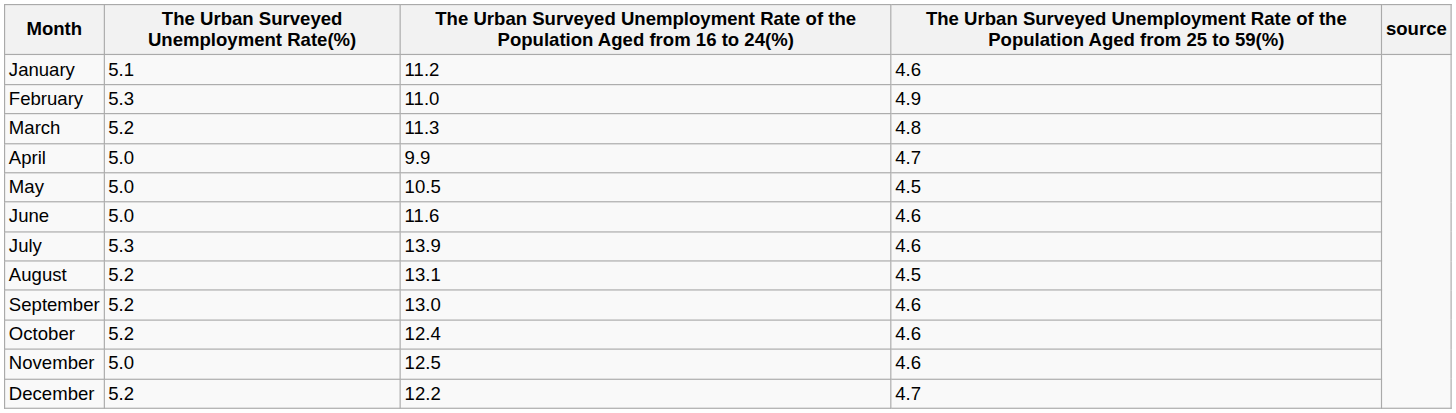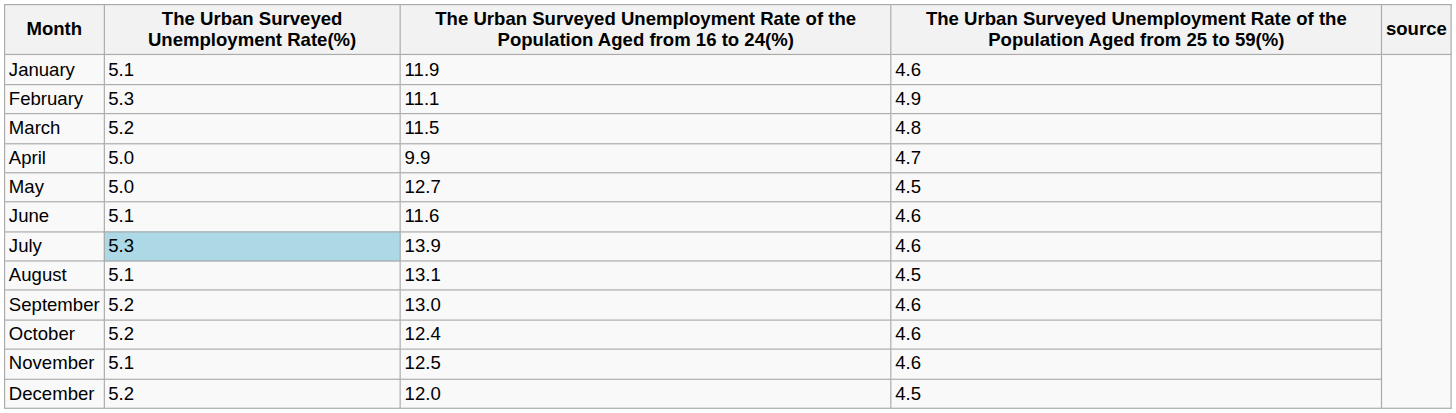(422, 69) 11.2 -> (422, 69) 11.9
(422, 98) 11.0 -> (422, 98) 11.1
(422, 128) 11.3 -> (422, 128) 11.5
(423, 187) 10.5 -> (423, 187) 12.7
(121, 216) 5.0 -> (121, 216) 5.1
(121, 246) no background -> (121, 246) lightblue background
(121, 275) 5.2 -> (121, 275) 5.1
(121, 363) 5.0 -> (121, 363) 5.1
(423, 393) 12.2 -> (423, 393) 12.0
(908, 393) 4.7 -> (908, 393) 4.5
